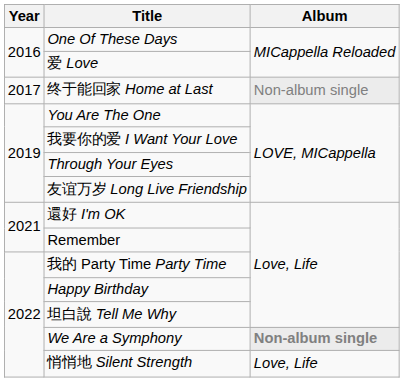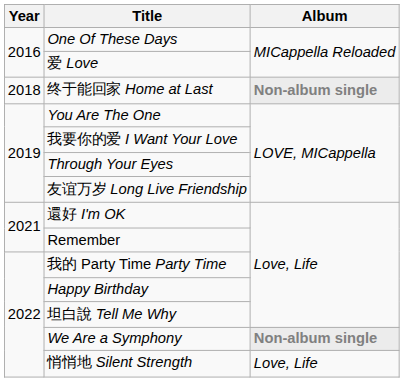(24, 90) 2017 -> (24, 90) 2018
(311, 90) normal -> (316, 90) bold
